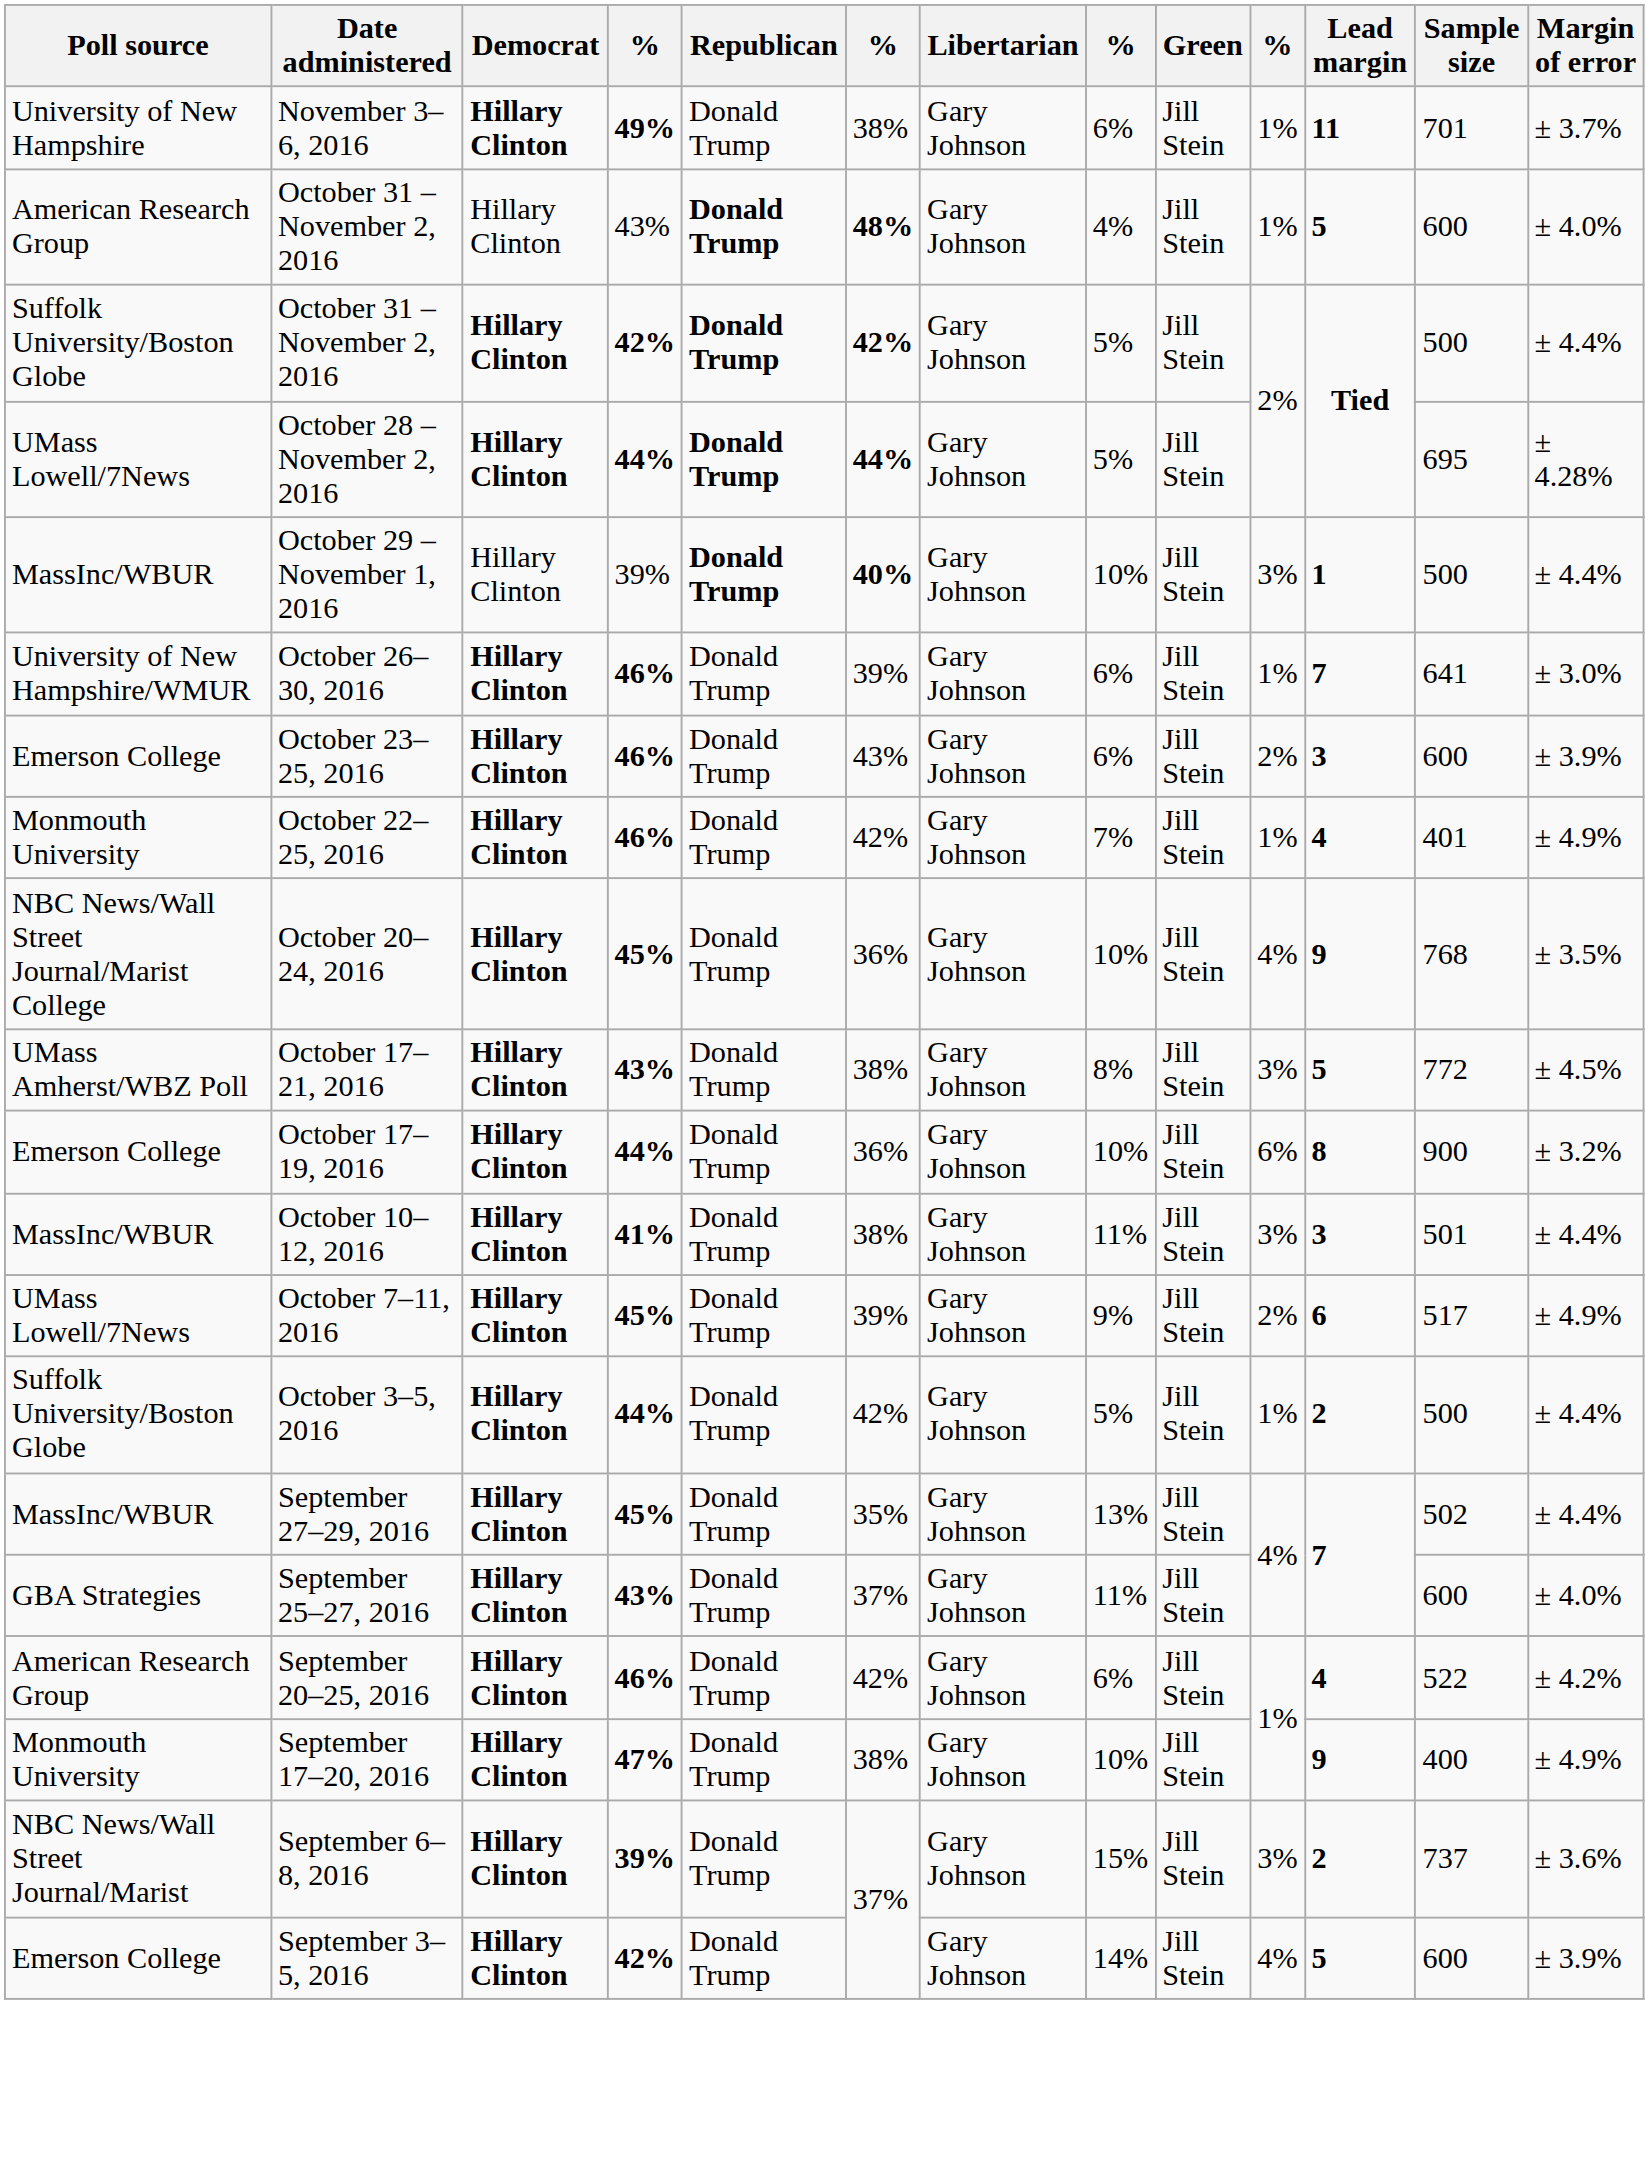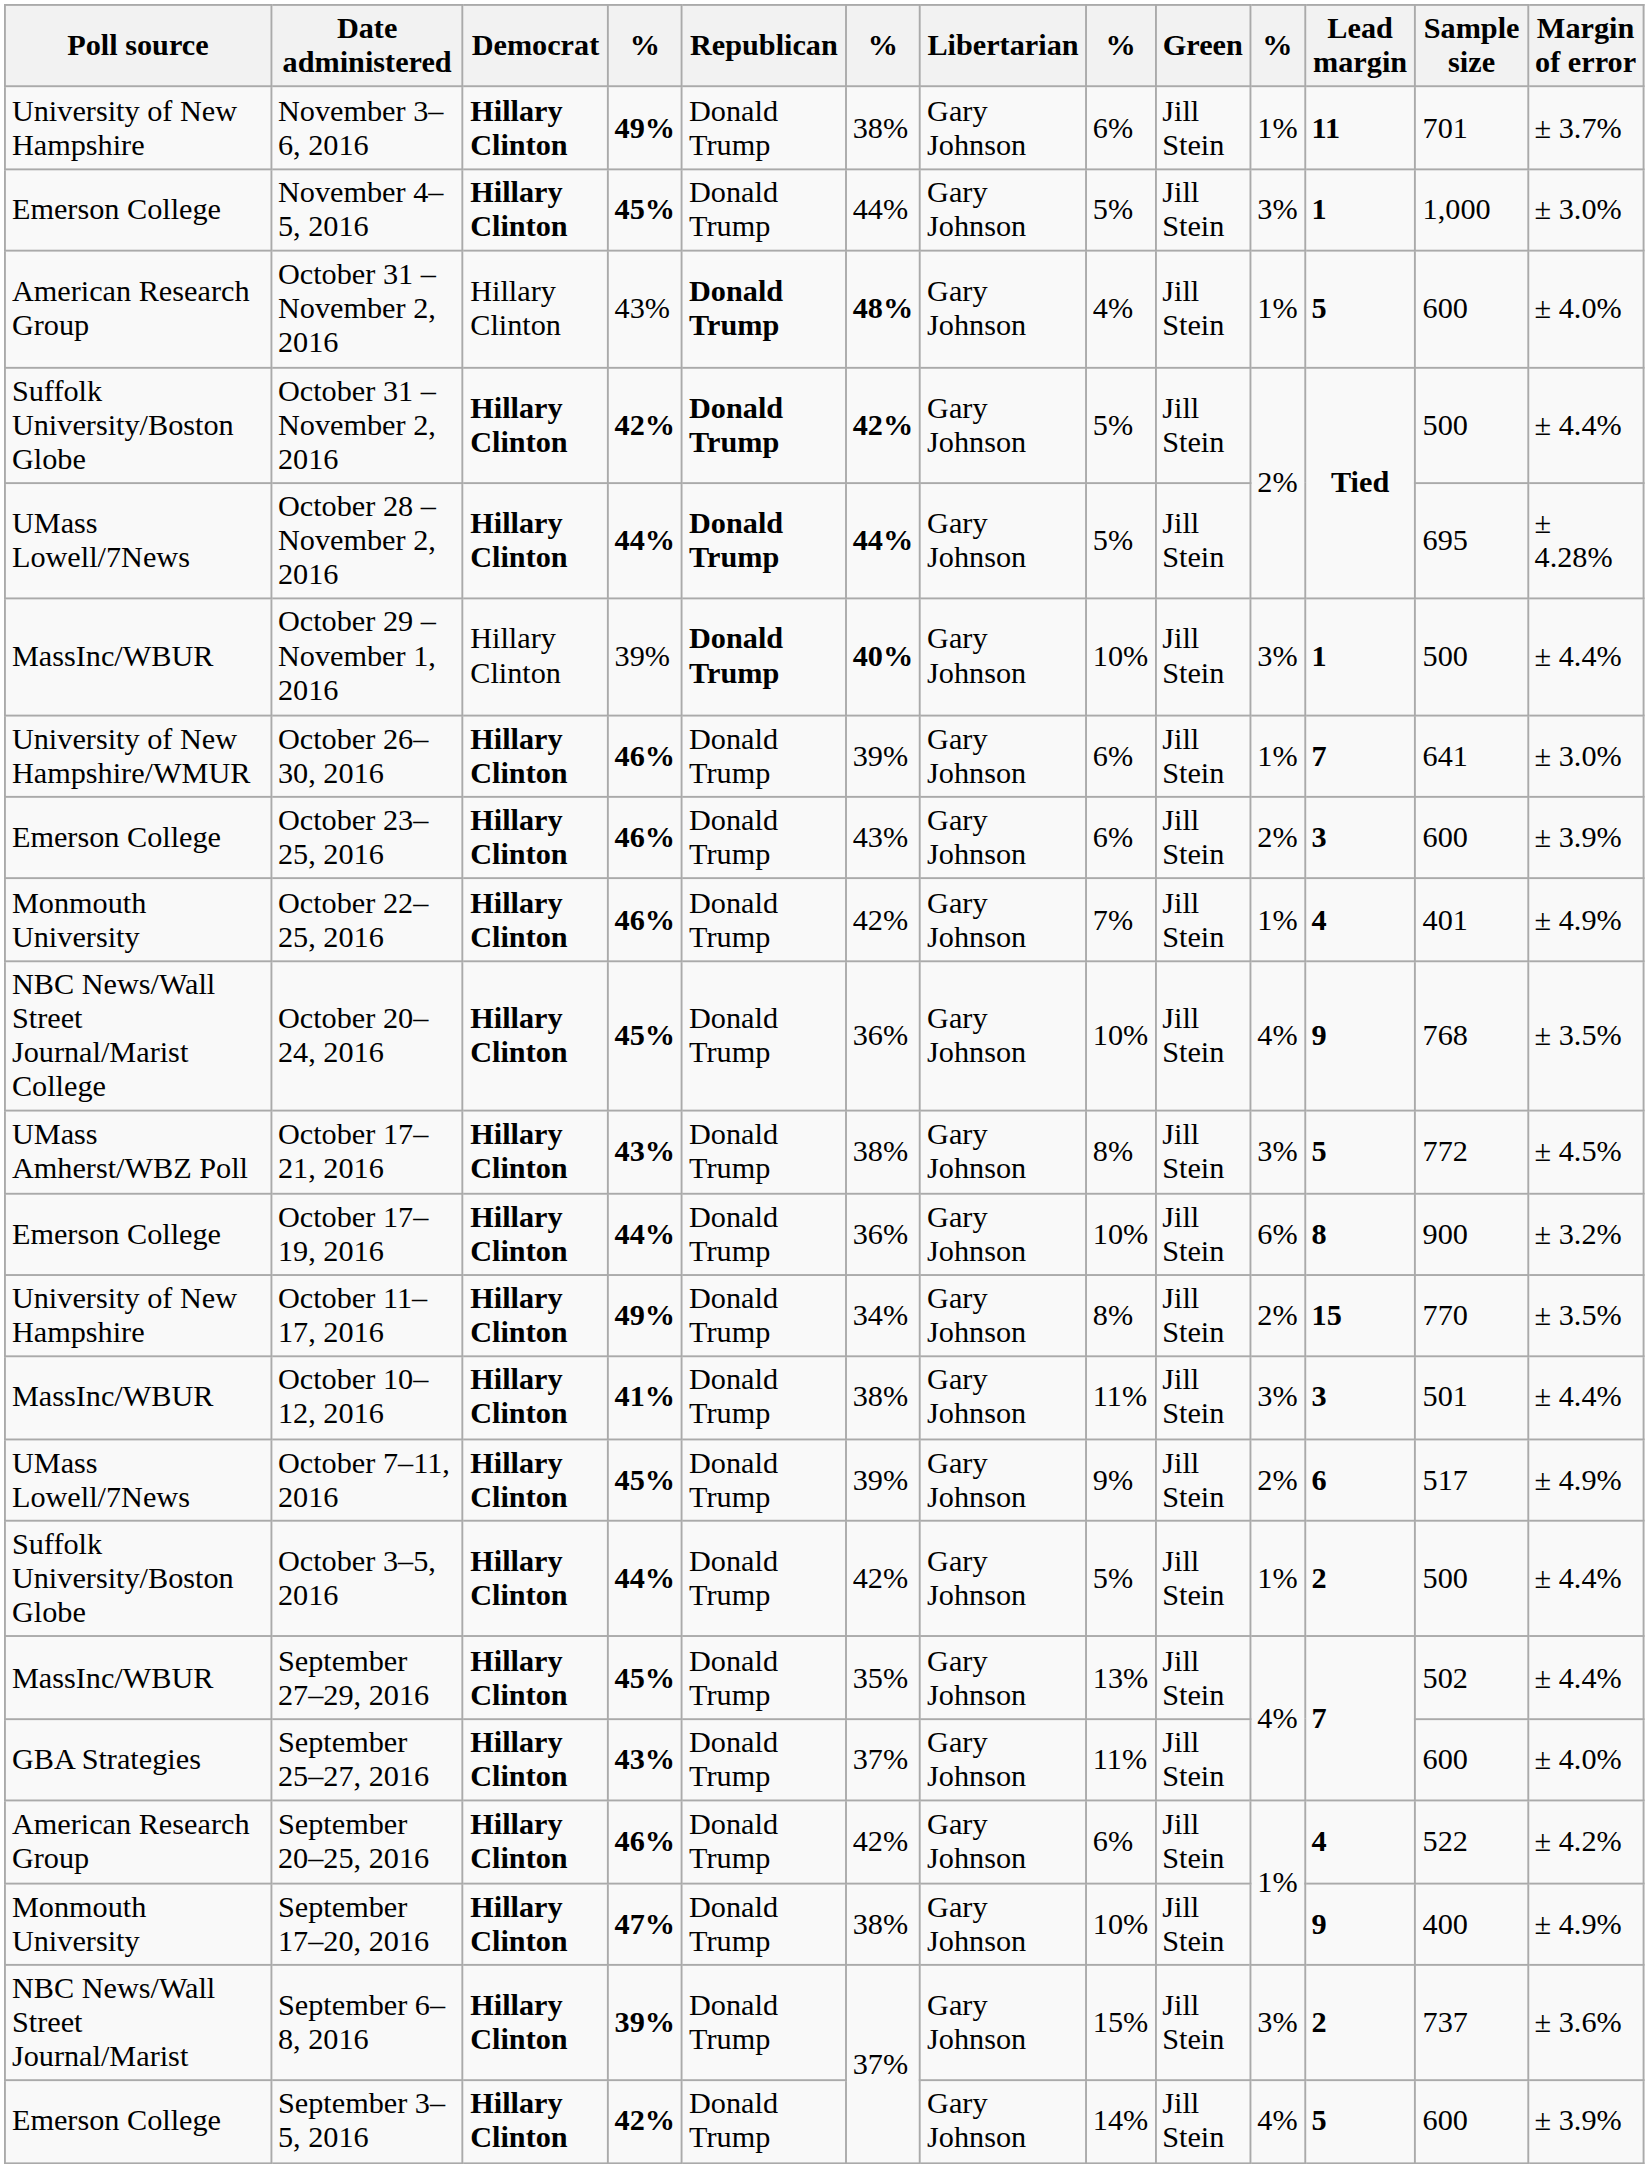+ row: (116, 209)
+ row: (124, 1315)
